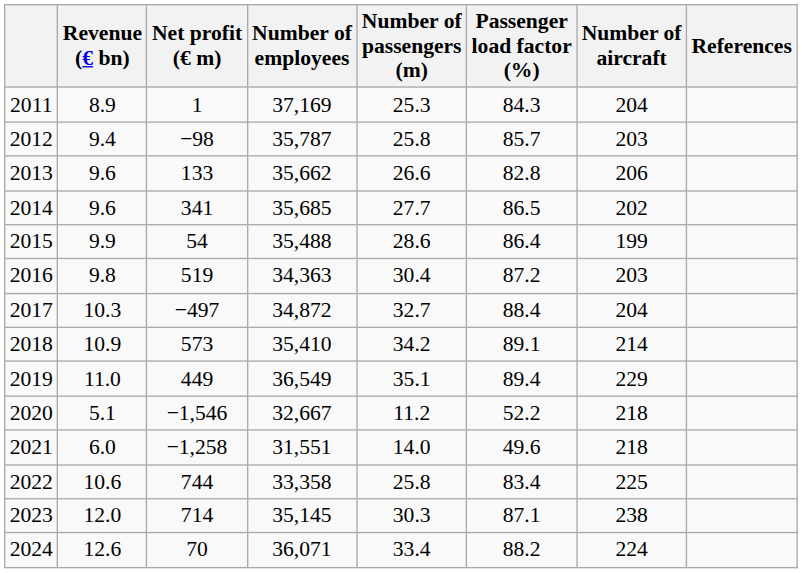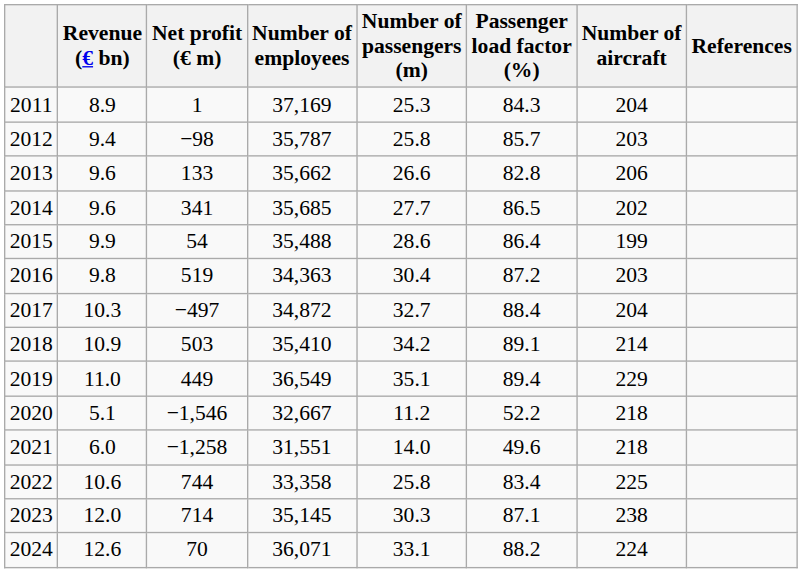(197, 344) 573 -> (197, 344) 503
(412, 549) 33.4 -> (412, 549) 33.1
